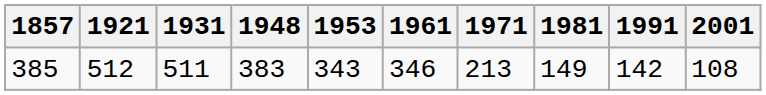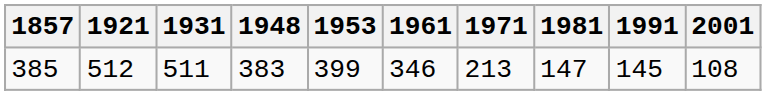(337, 69) 343 -> (337, 69) 399
(564, 69) 149 -> (564, 69) 147
(639, 69) 142 -> (639, 69) 145
